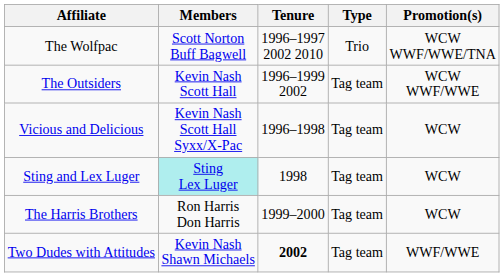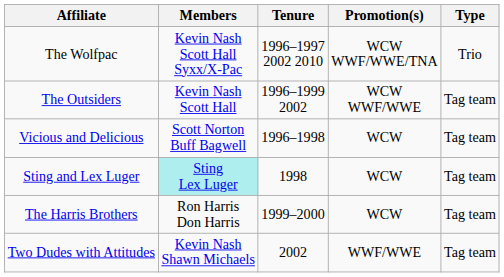columns swapped: (357, 15) <-> (443, 15)
(208, 45) Scott Norton Buff Bagwell -> (208, 53) Kevin Nash Scott Hall Syxx/X-Pac
(208, 130) Kevin Nash Scott Hall Syxx/X-Pac -> (208, 138) Scott Norton Buff Bagwell
(293, 252) bold -> (293, 252) normal
